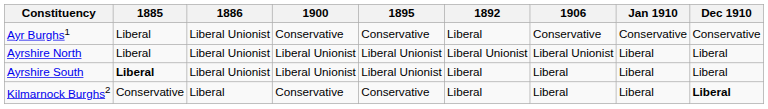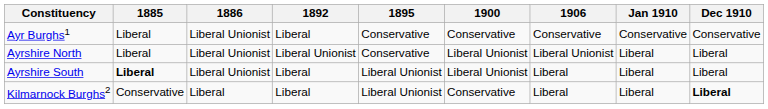columns swapped: (487, 13) <-> (316, 13)
(401, 53) Liberal Unionist -> (395, 53) Conservative
(395, 92) Conservative -> (401, 92) Liberal Unionist
